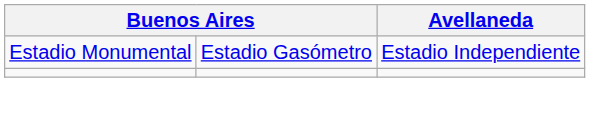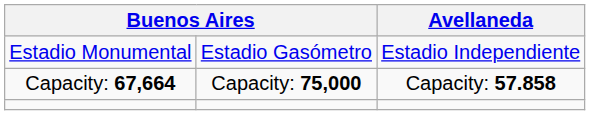+ row: (100, 83)
